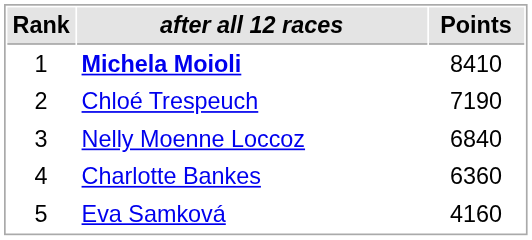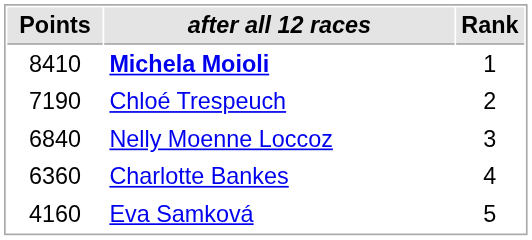columns swapped: (41, 25) <-> (476, 25)
